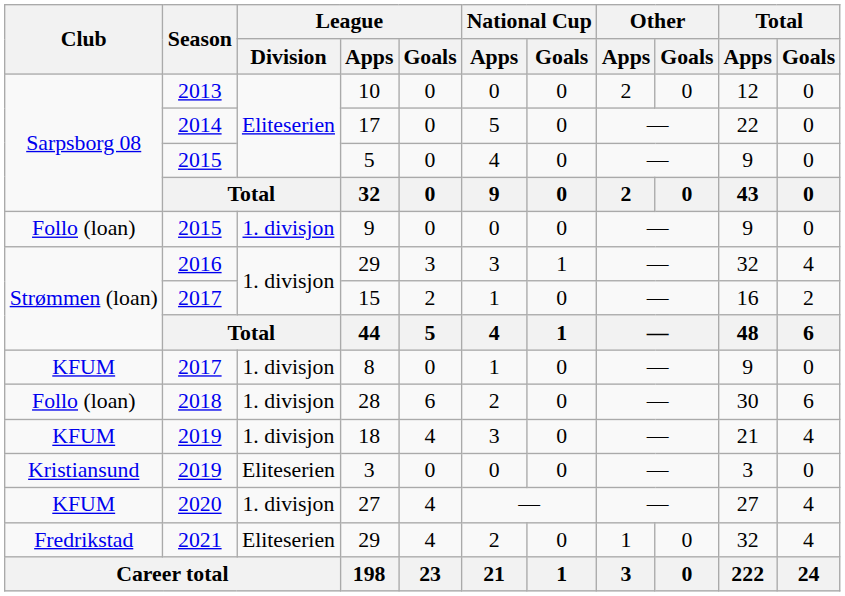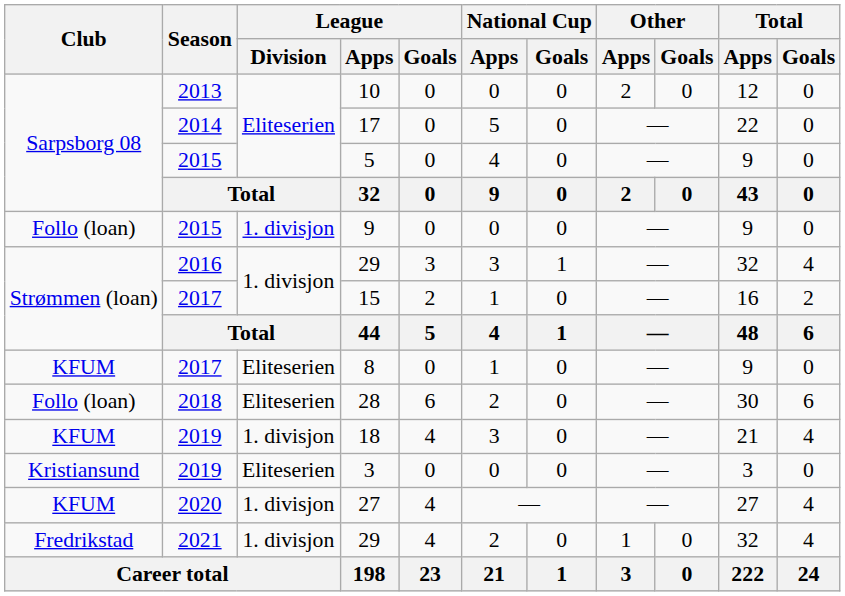(288, 366) 1. divisjon -> (288, 366) Eliteserien
(288, 401) 1. divisjon -> (288, 401) Eliteserien
(288, 539) Eliteserien -> (288, 539) 1. divisjon
